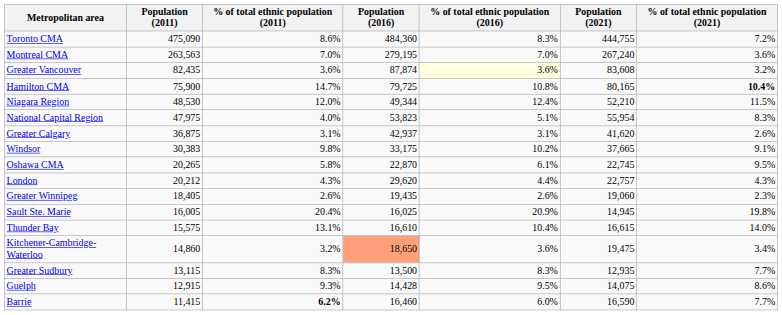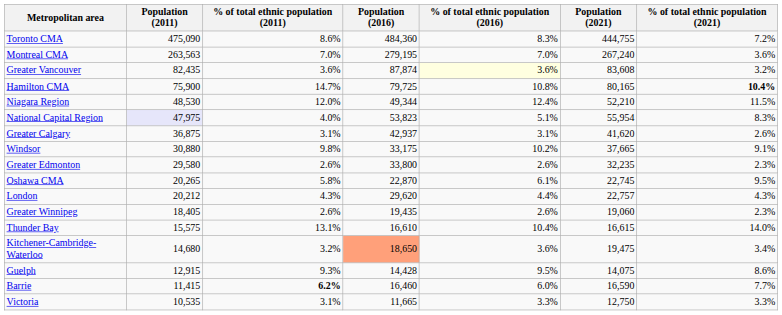(187, 117) no background -> (187, 117) lavender background
(187, 149) 30,383 -> (187, 149) 30,880
+ row: (43, 165)
- row: (39, 212)
(187, 249) 14,860 -> (187, 249) 14,680
- row: (40, 270)
+ row: (23, 302)
